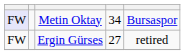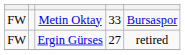(17, 20) lavender background -> (17, 20) no background
(115, 20) 34 -> (115, 20) 33
